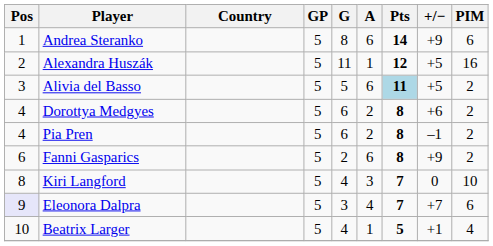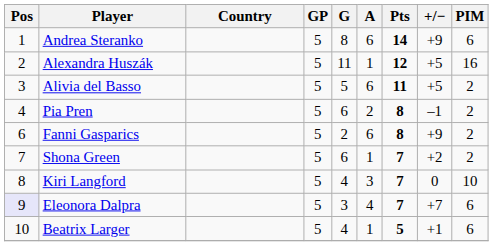(400, 87) lightblue background -> (400, 87) no background
- row: (98, 110)
+ row: (81, 157)
(470, 228) 4 -> (470, 228) 6
